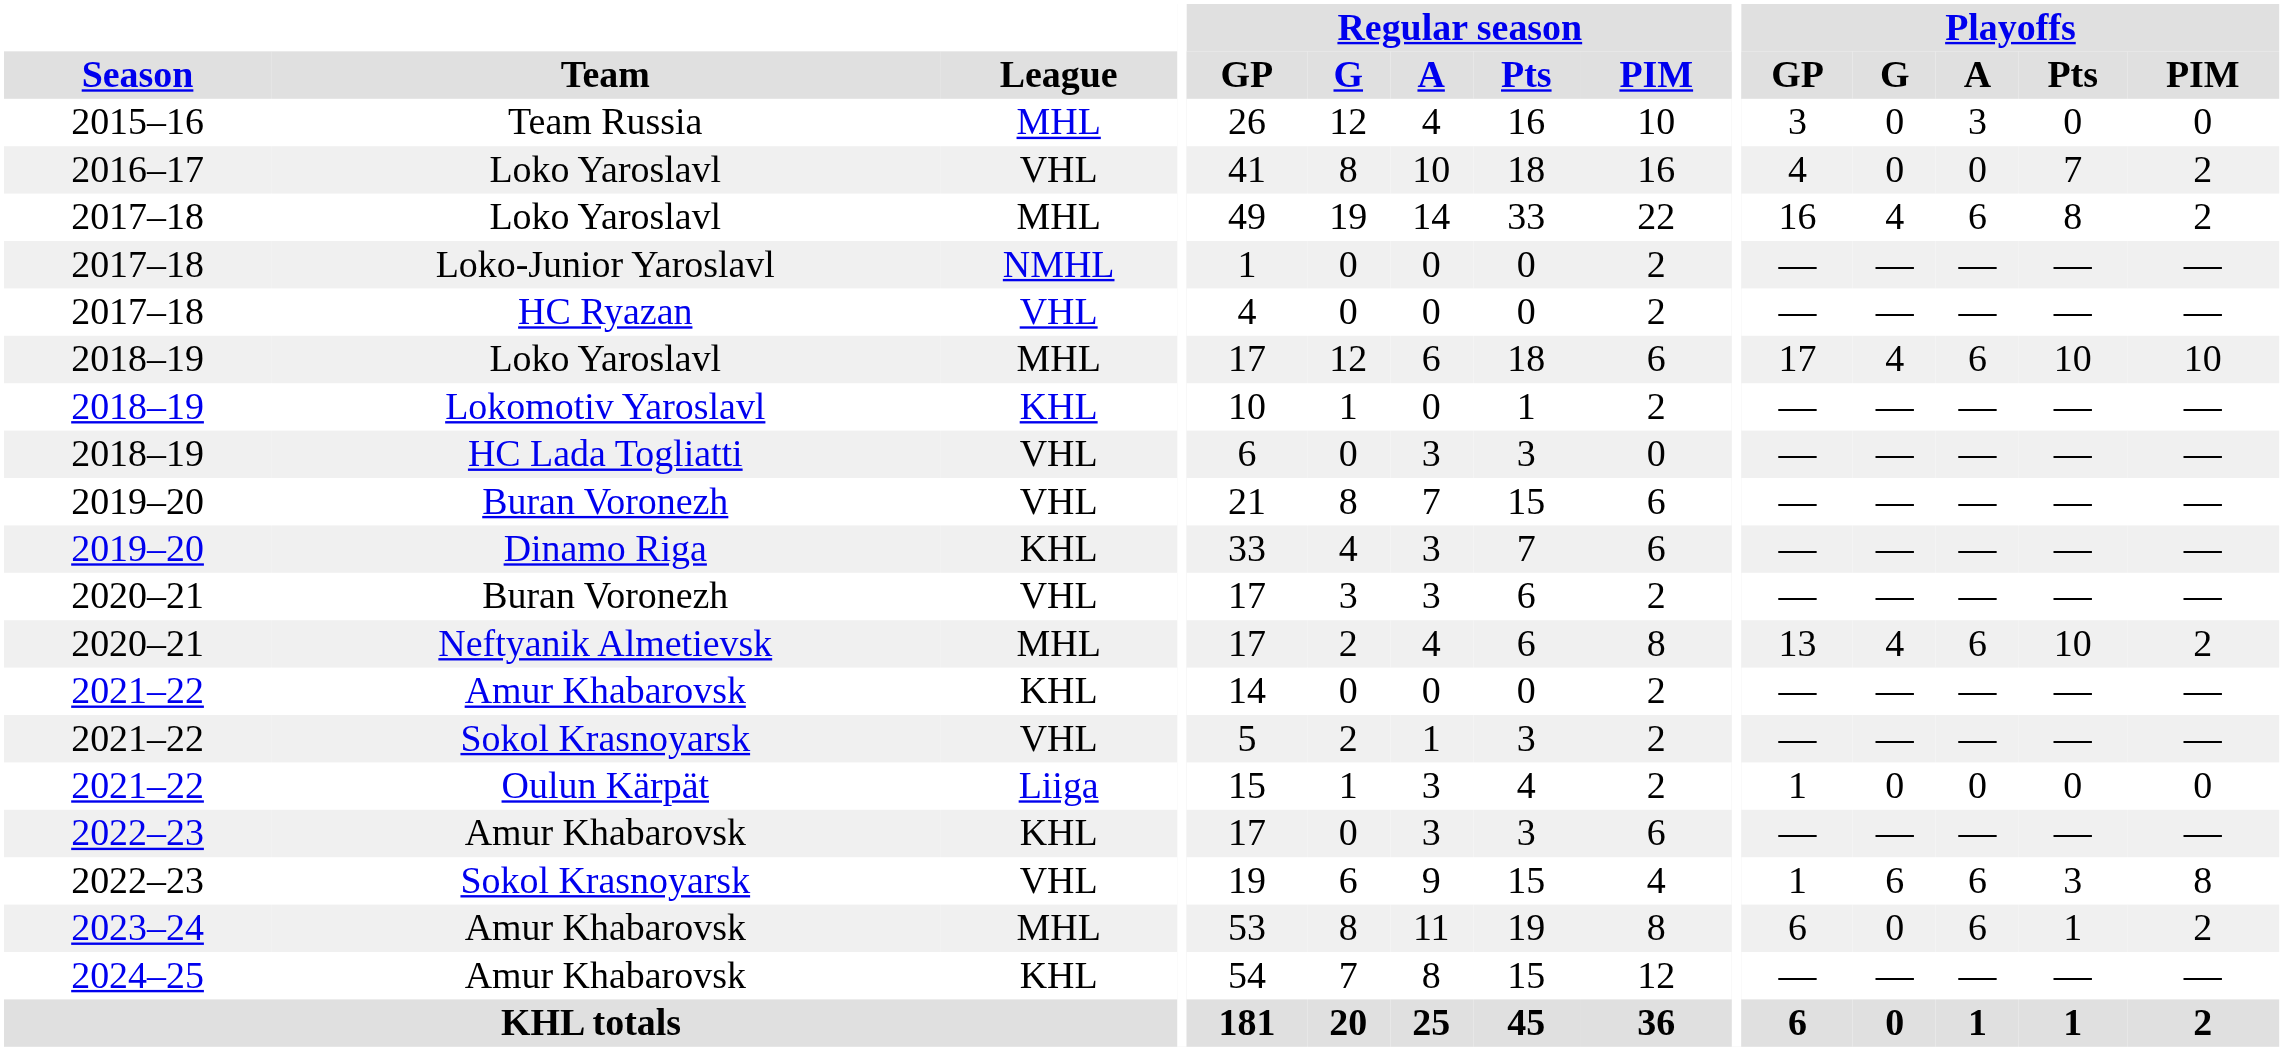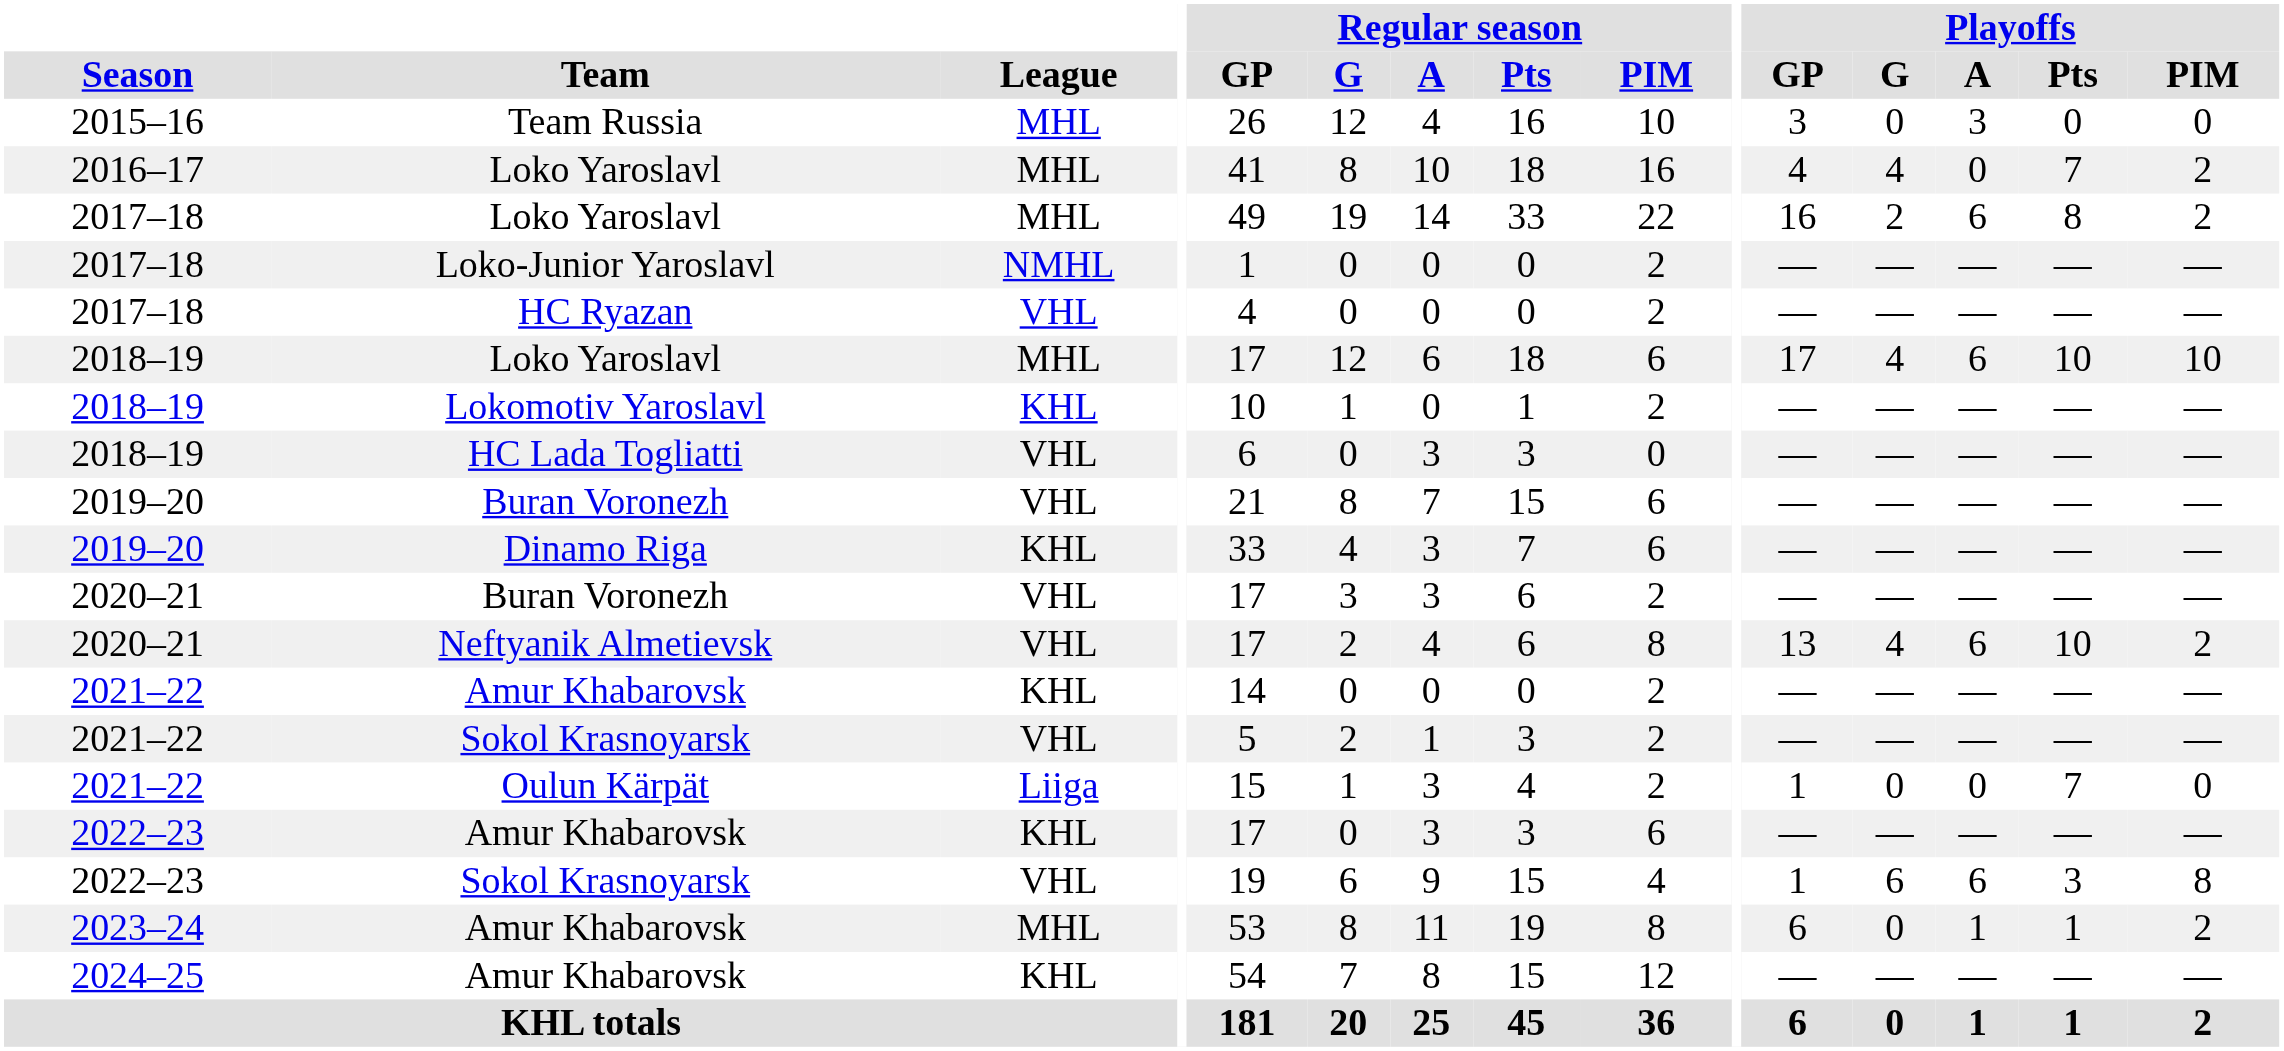(1059, 169) VHL -> (1059, 169) MHL
(1895, 169) 0 -> (1895, 169) 4
(1895, 216) 4 -> (1895, 216) 2
(1059, 643) MHL -> (1059, 643) VHL
(2073, 785) 0 -> (2073, 785) 7
(1978, 927) 6 -> (1978, 927) 1
